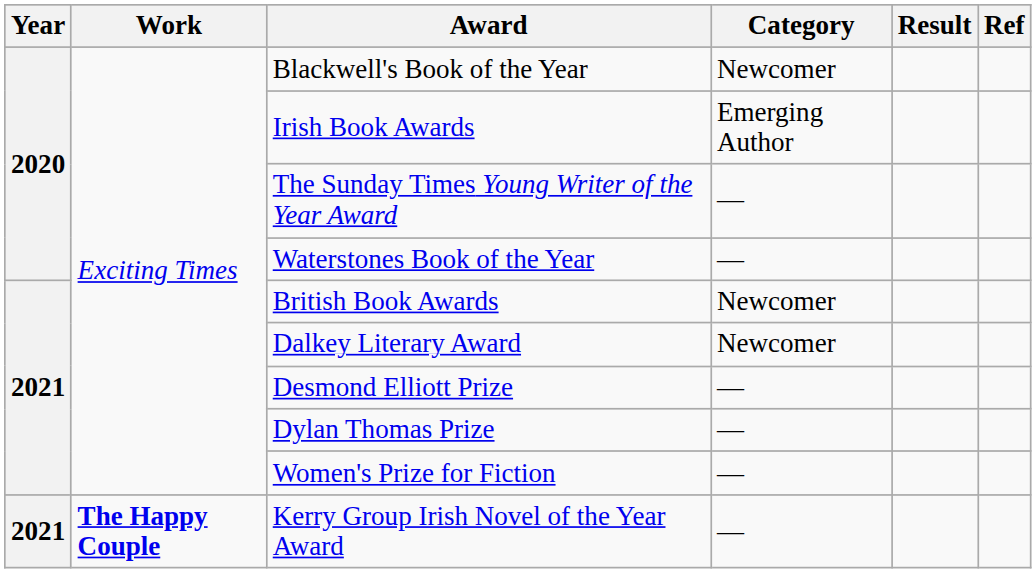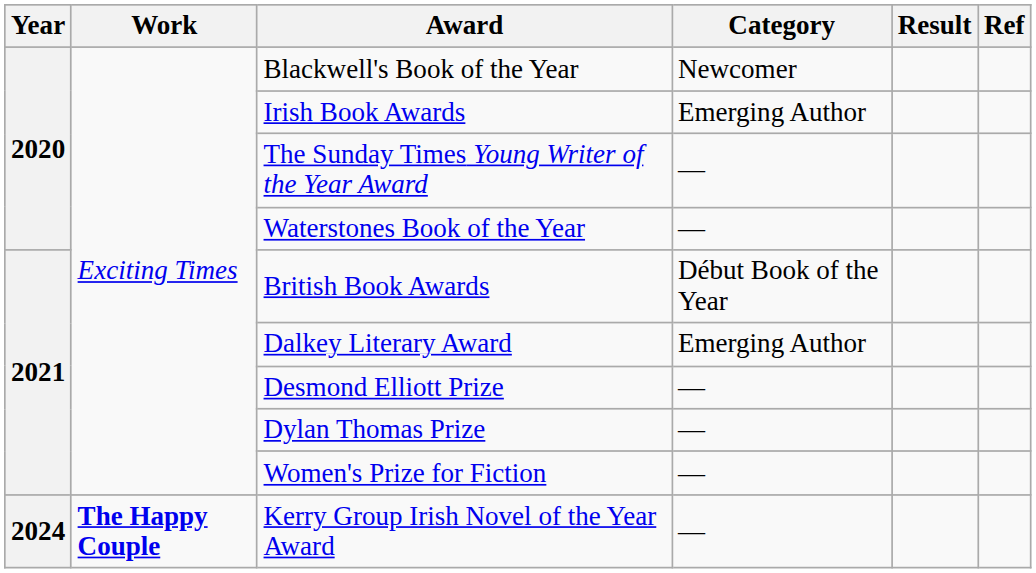(776, 301) Newcomer -> (778, 285) Début Book of the Year
(776, 344) Newcomer -> (772, 344) Emerging Author
(38, 530) 2021 -> (38, 530) 2024
